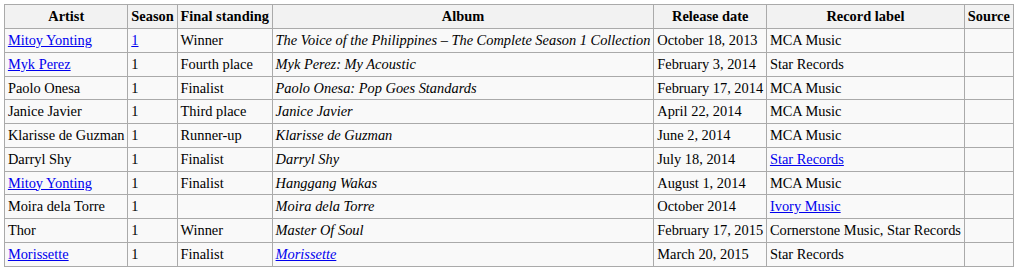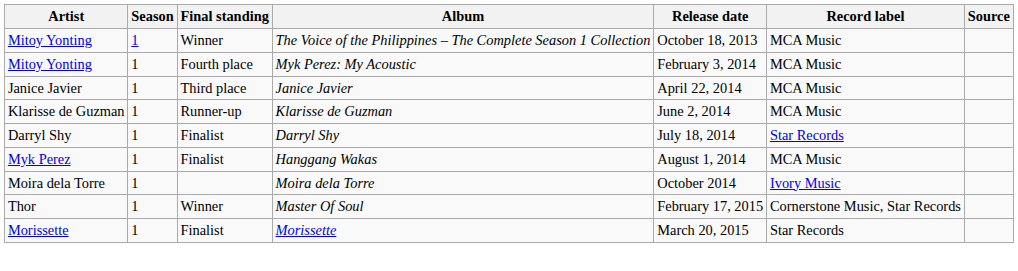(39, 64) Myk Perez -> (50, 64) Mitoy Yonting
(807, 64) Star Records -> (806, 64) MCA Music
- row: (376, 88)
(50, 183) Mitoy Yonting -> (39, 159) Myk Perez
